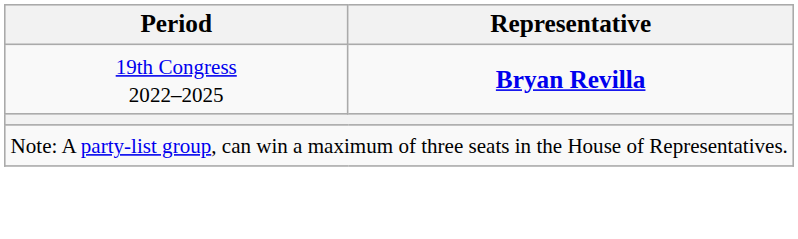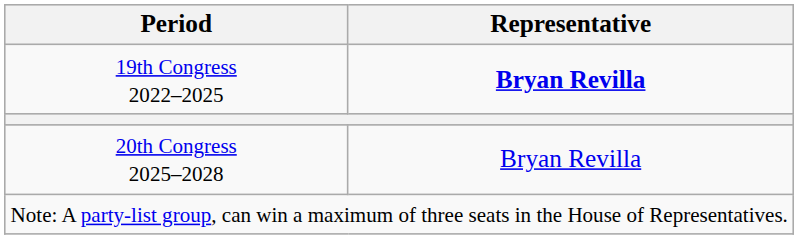+ row: (176, 160)
